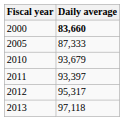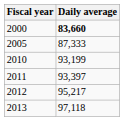(72, 60) 93,679 -> (72, 60) 93,199
(72, 92) 95,317 -> (72, 92) 95,217
